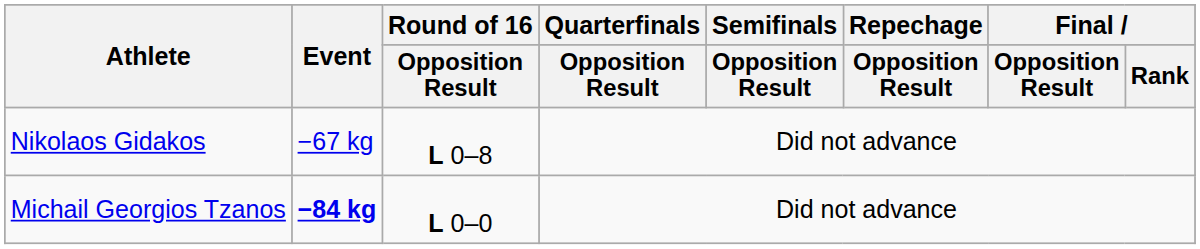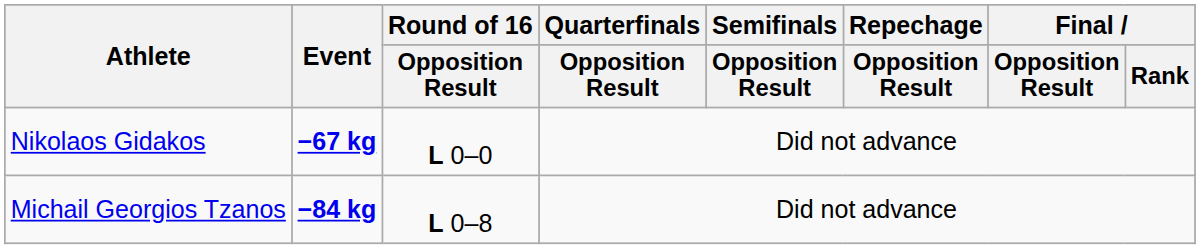(336, 142) normal -> (337, 142) bold
(460, 156) L 0–8 -> (460, 156) L 0–0
(460, 223) L 0–0 -> (460, 223) L 0–8
